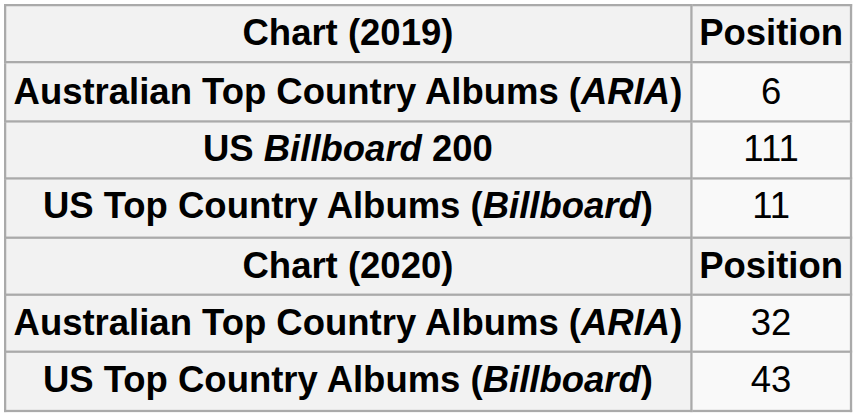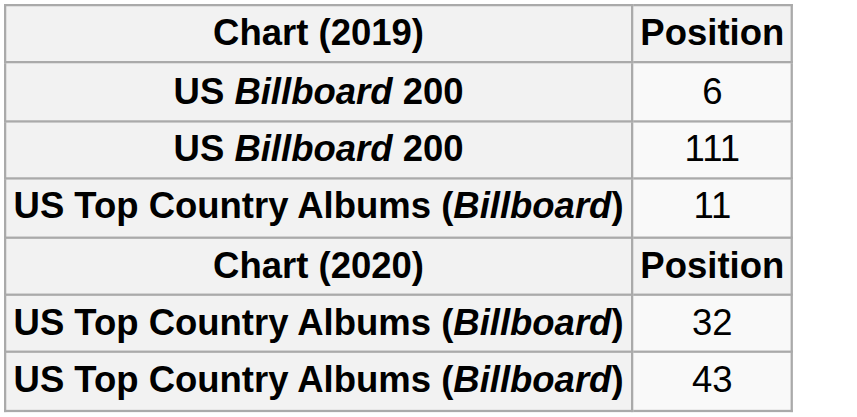(348, 91) Australian Top Country Albums (ARIA) -> (319, 91) US Billboard 200
(348, 322) Australian Top Country Albums (ARIA) -> (319, 322) US Top Country Albums (Billboard)
